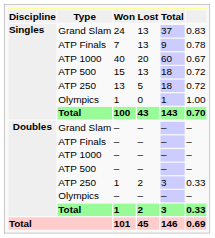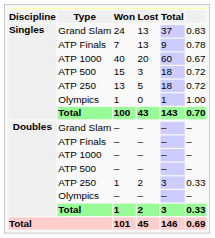(143, 72) 13 -> (140, 72) 3
